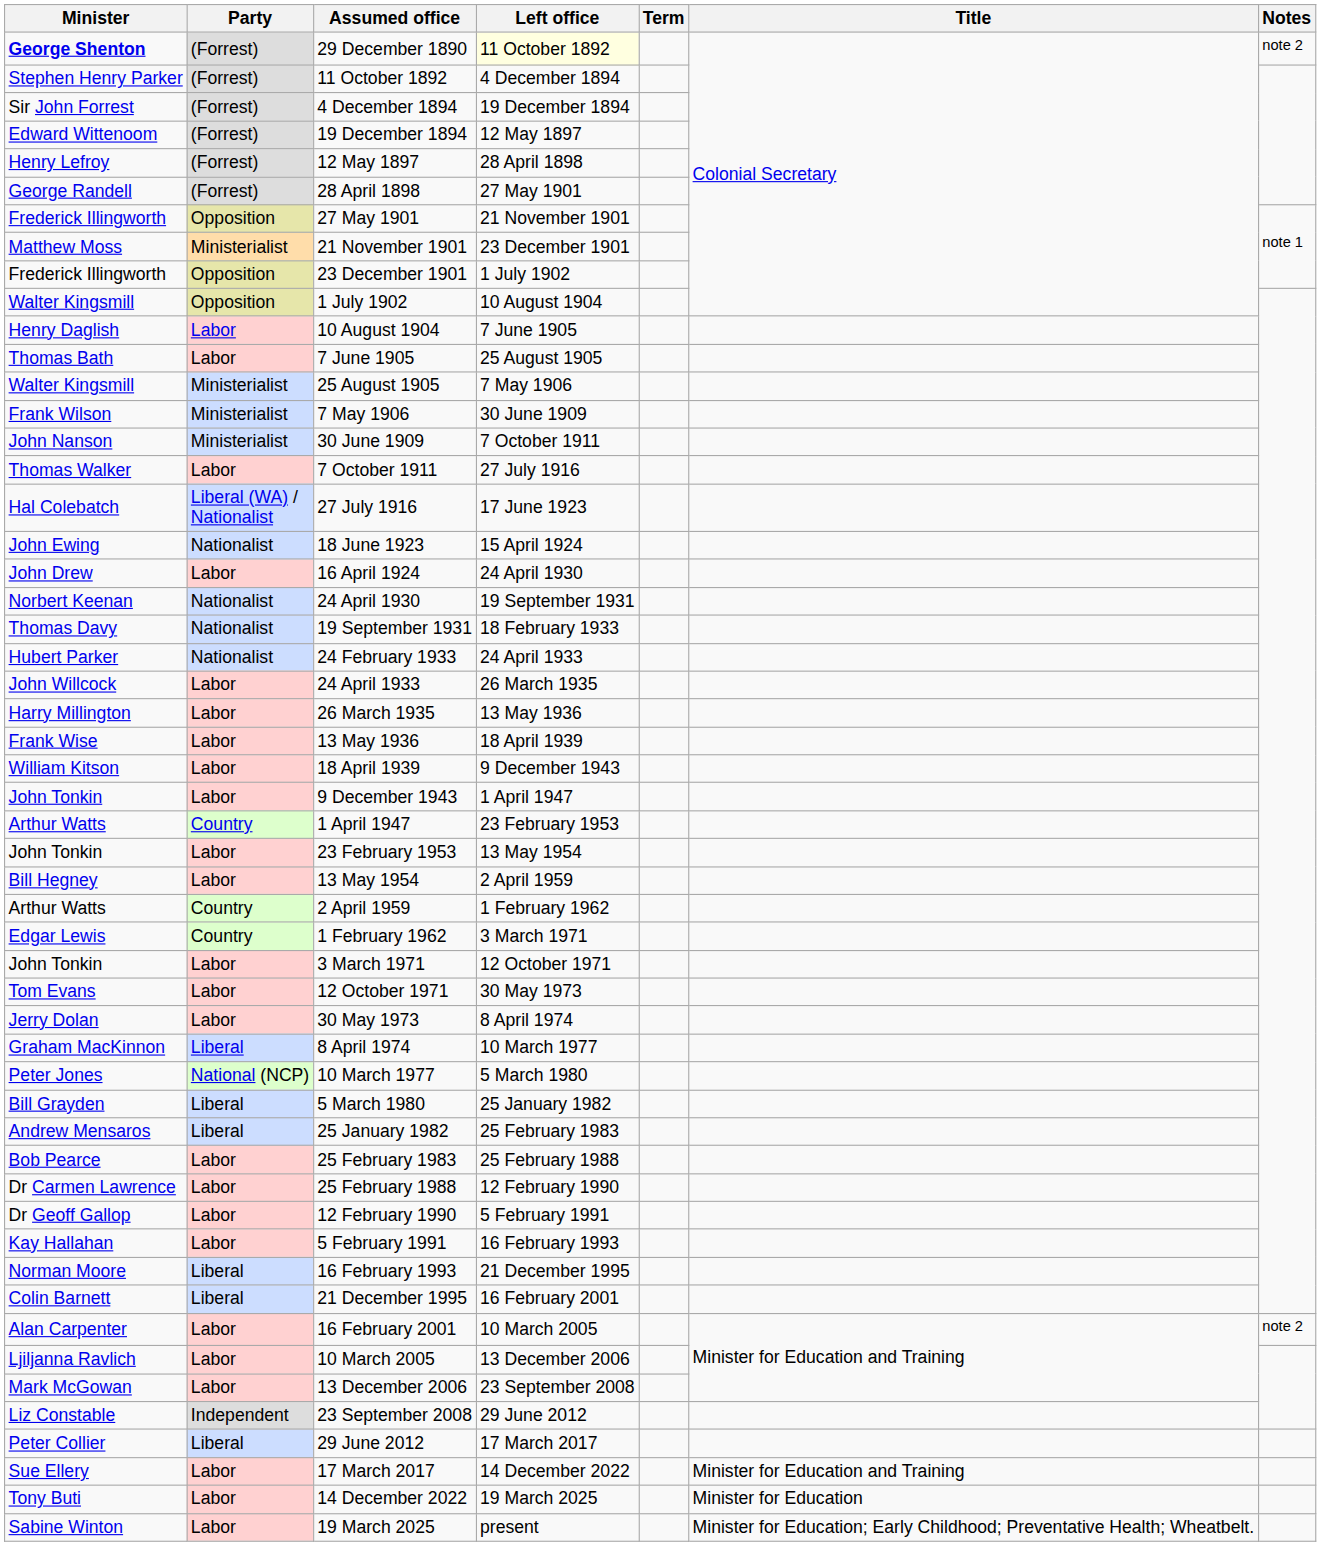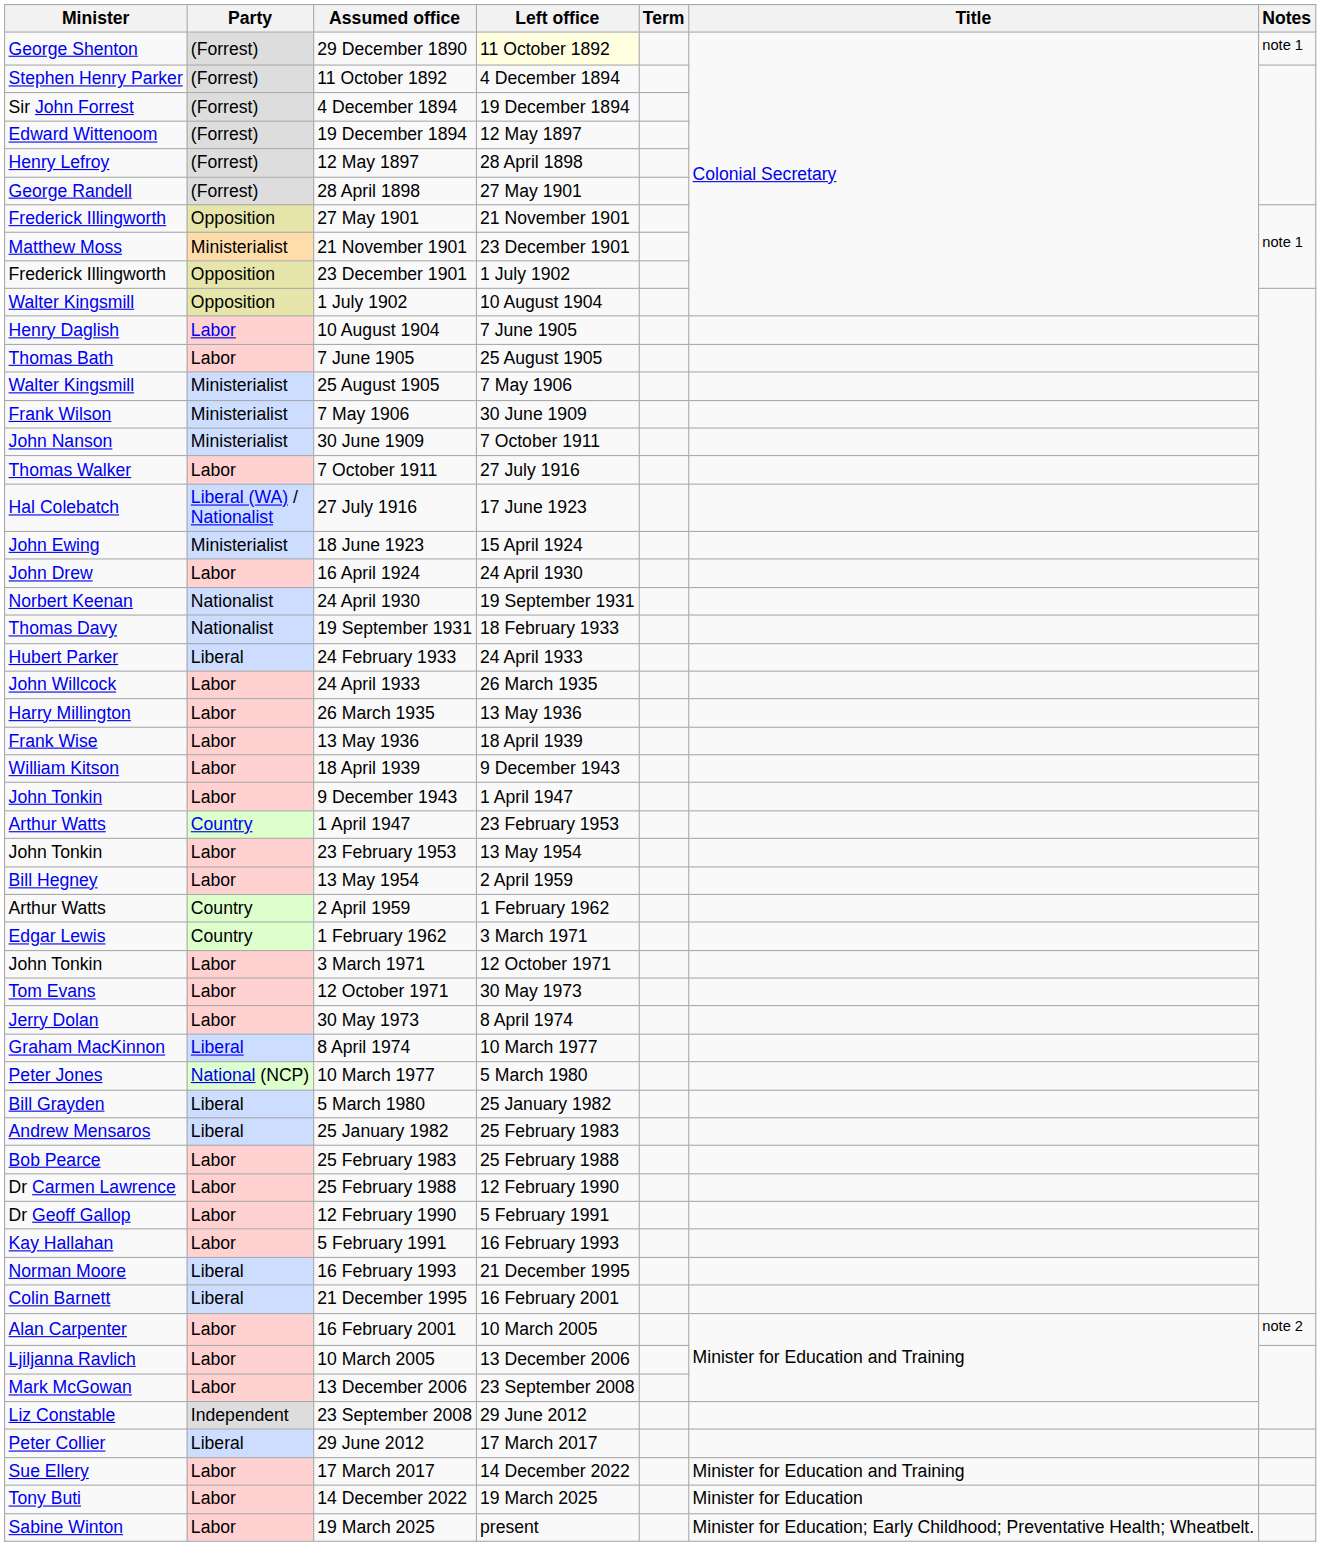(77, 48) bold -> (73, 48) normal
(1283, 45) note 2 -> (1283, 45) note 1
(232, 545) Nationalist -> (239, 545) Ministerialist
(232, 657) Nationalist -> (217, 657) Liberal
